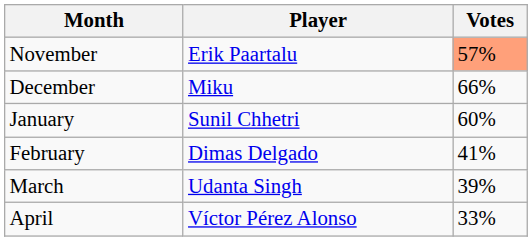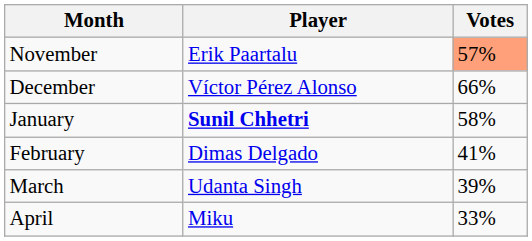(211, 86) Miku -> (272, 86) Víctor Pérez Alonso
(244, 119) normal -> (248, 119) bold
(477, 119) 60% -> (477, 119) 58%
(272, 218) Víctor Pérez Alonso -> (211, 218) Miku
